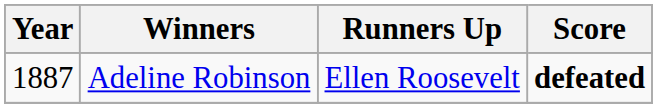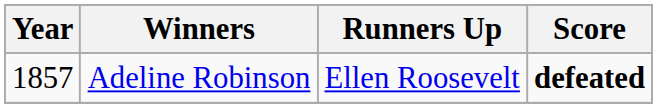(43, 77) 1887 -> (43, 77) 1857
